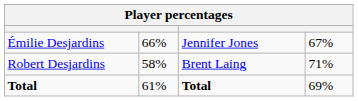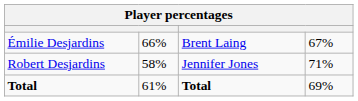(220, 42) Jennifer Jones -> (214, 42) Brent Laing
(214, 63) Brent Laing -> (220, 63) Jennifer Jones
